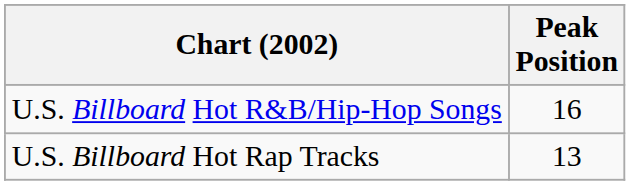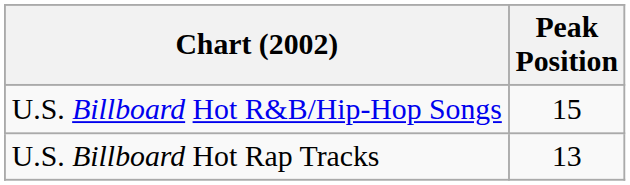(567, 108) 16 -> (567, 108) 15
